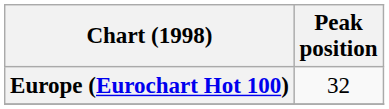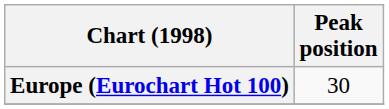(339, 85) 32 -> (339, 85) 30
